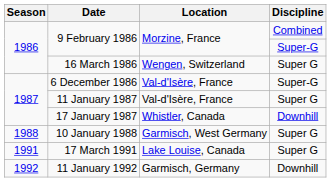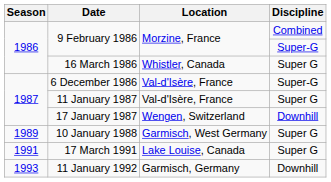(193, 64) Wengen, Switzerland -> (183, 64) Whistler, Canada
(183, 116) Whistler, Canada -> (193, 116) Wengen, Switzerland
(26, 133) 1988 -> (26, 133) 1989
(26, 168) 1992 -> (26, 168) 1993
